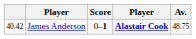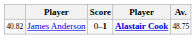(15, 27) 40.42 -> (15, 27) 40.82
